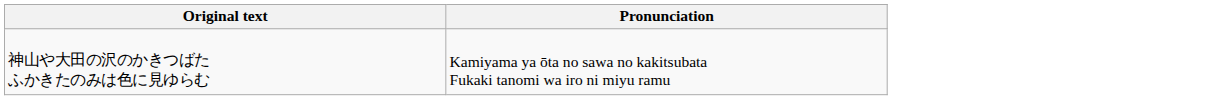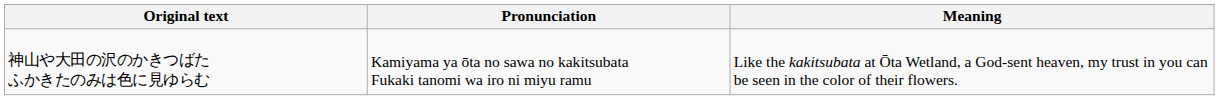+ column: (972, 16)
